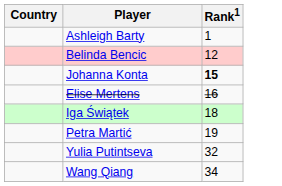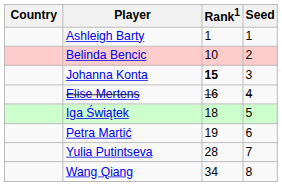+ column: (260, 15)
(211, 56) 12 -> (211, 56) 10
(211, 152) 32 -> (211, 152) 28
